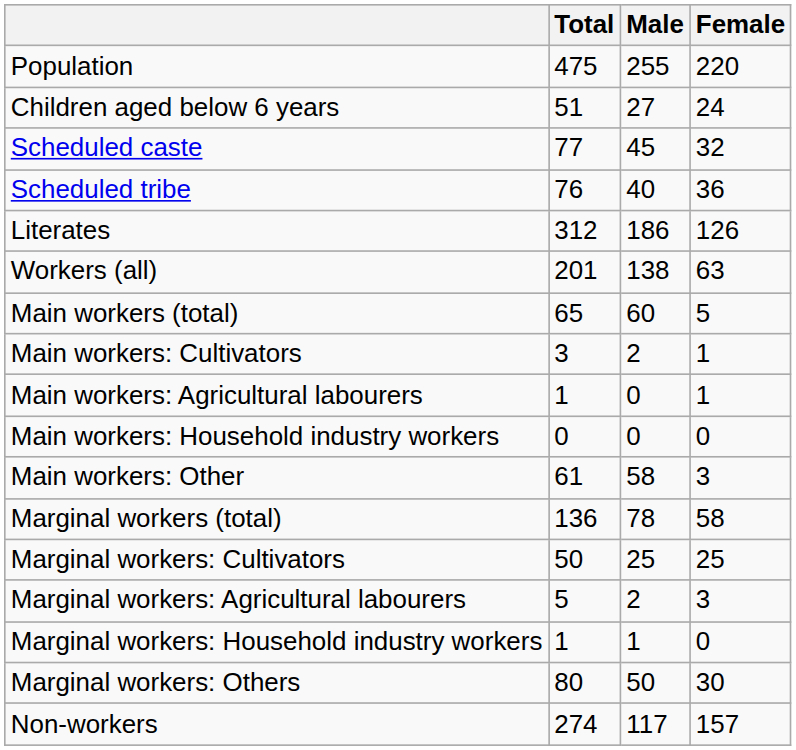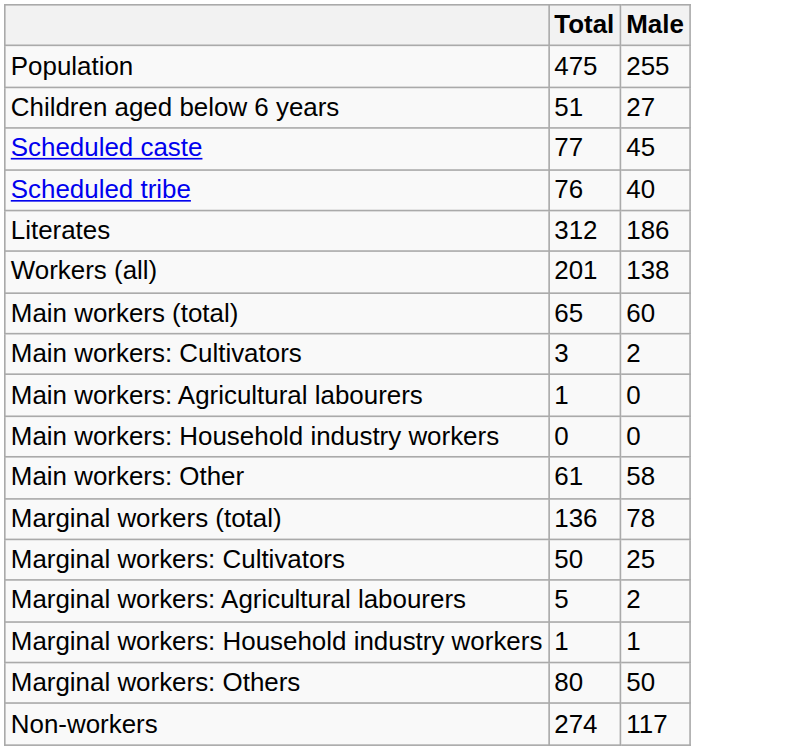- column: (740, 25)
